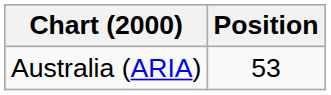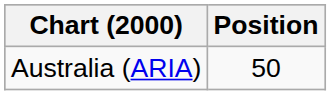(266, 67) 53 -> (266, 67) 50
